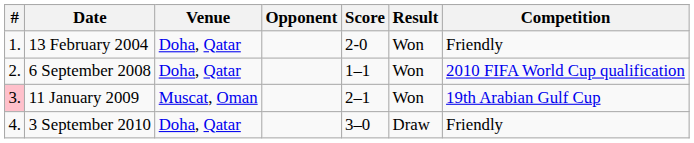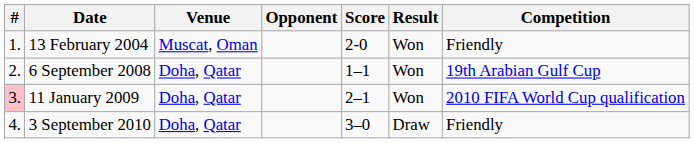(200, 44) Doha, Qatar -> (208, 44) Muscat, Oman
(565, 71) 2010 FIFA World Cup qualification -> (523, 71) 19th Arabian Gulf Cup
(208, 97) Muscat, Oman -> (200, 97) Doha, Qatar
(523, 97) 19th Arabian Gulf Cup -> (565, 97) 2010 FIFA World Cup qualification
